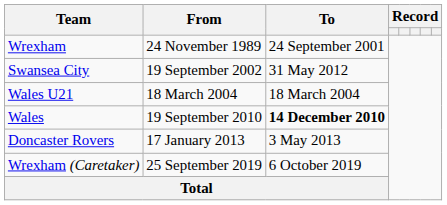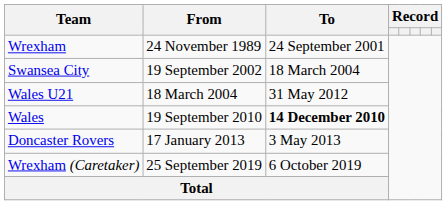(308, 70) 31 May 2012 -> (314, 70) 18 March 2004
(314, 93) 18 March 2004 -> (308, 93) 31 May 2012
